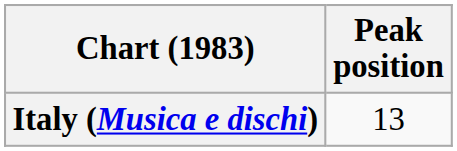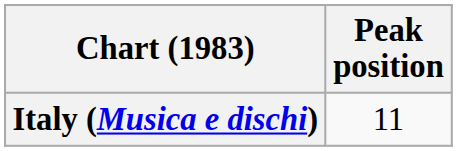(388, 118) 13 -> (388, 118) 11
